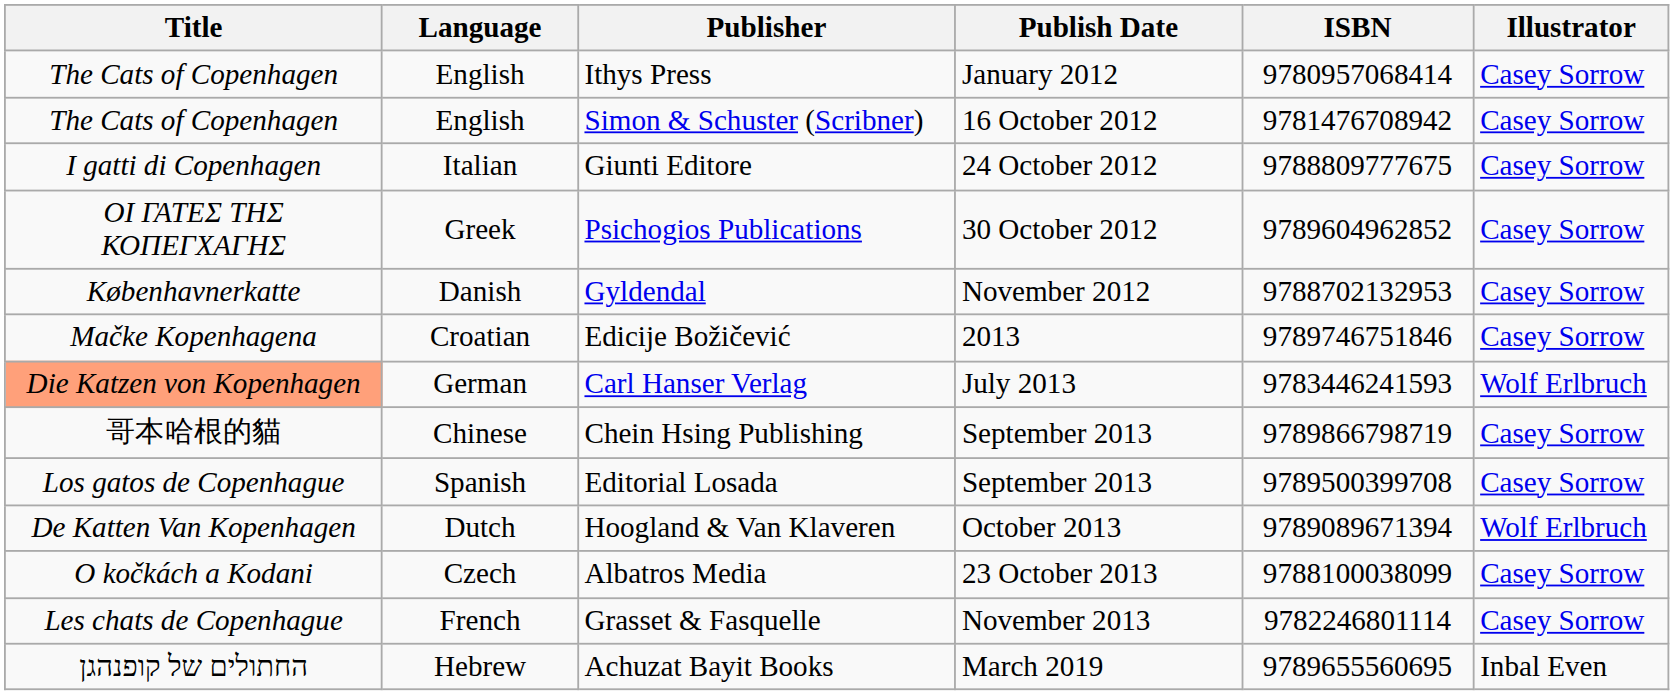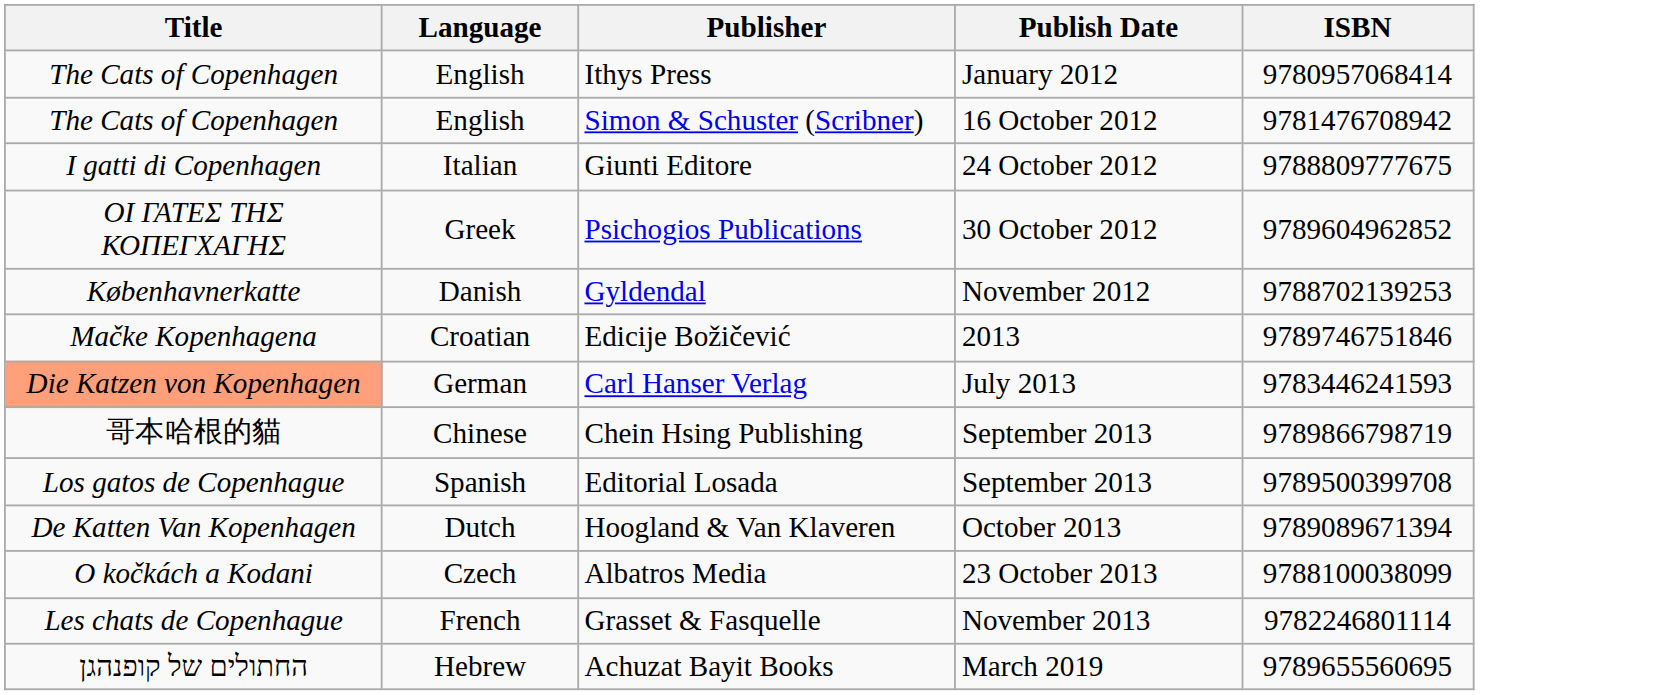- column: (1571, 27)
(1358, 291) 9788702132953 -> (1358, 291) 9788702139253
